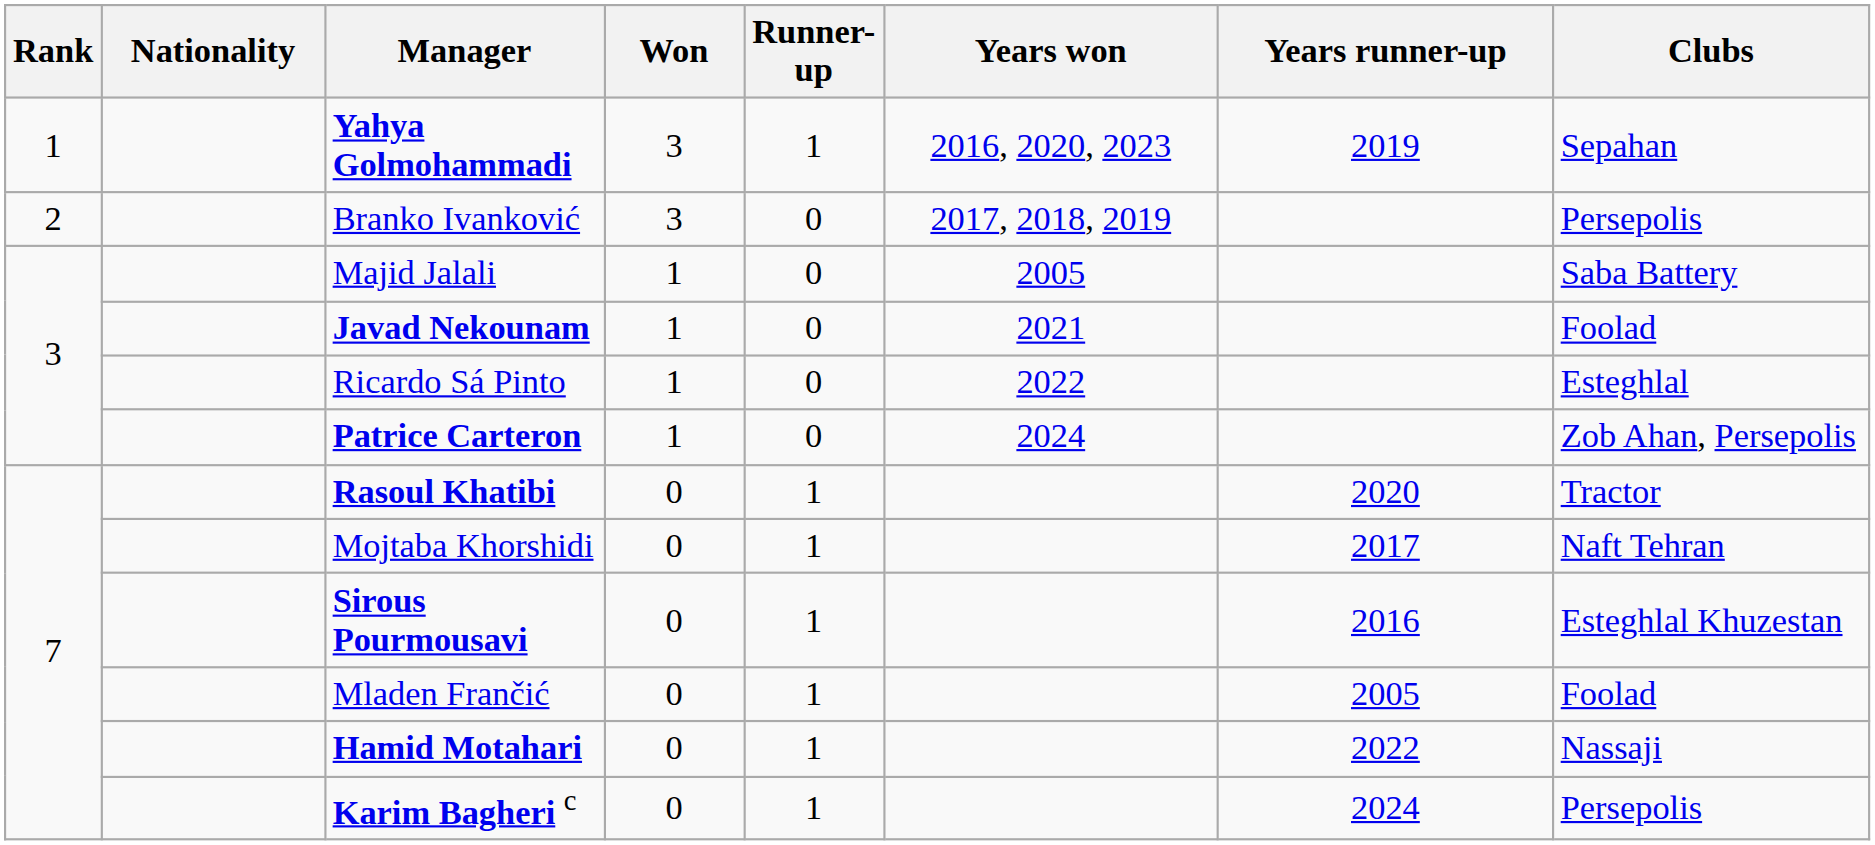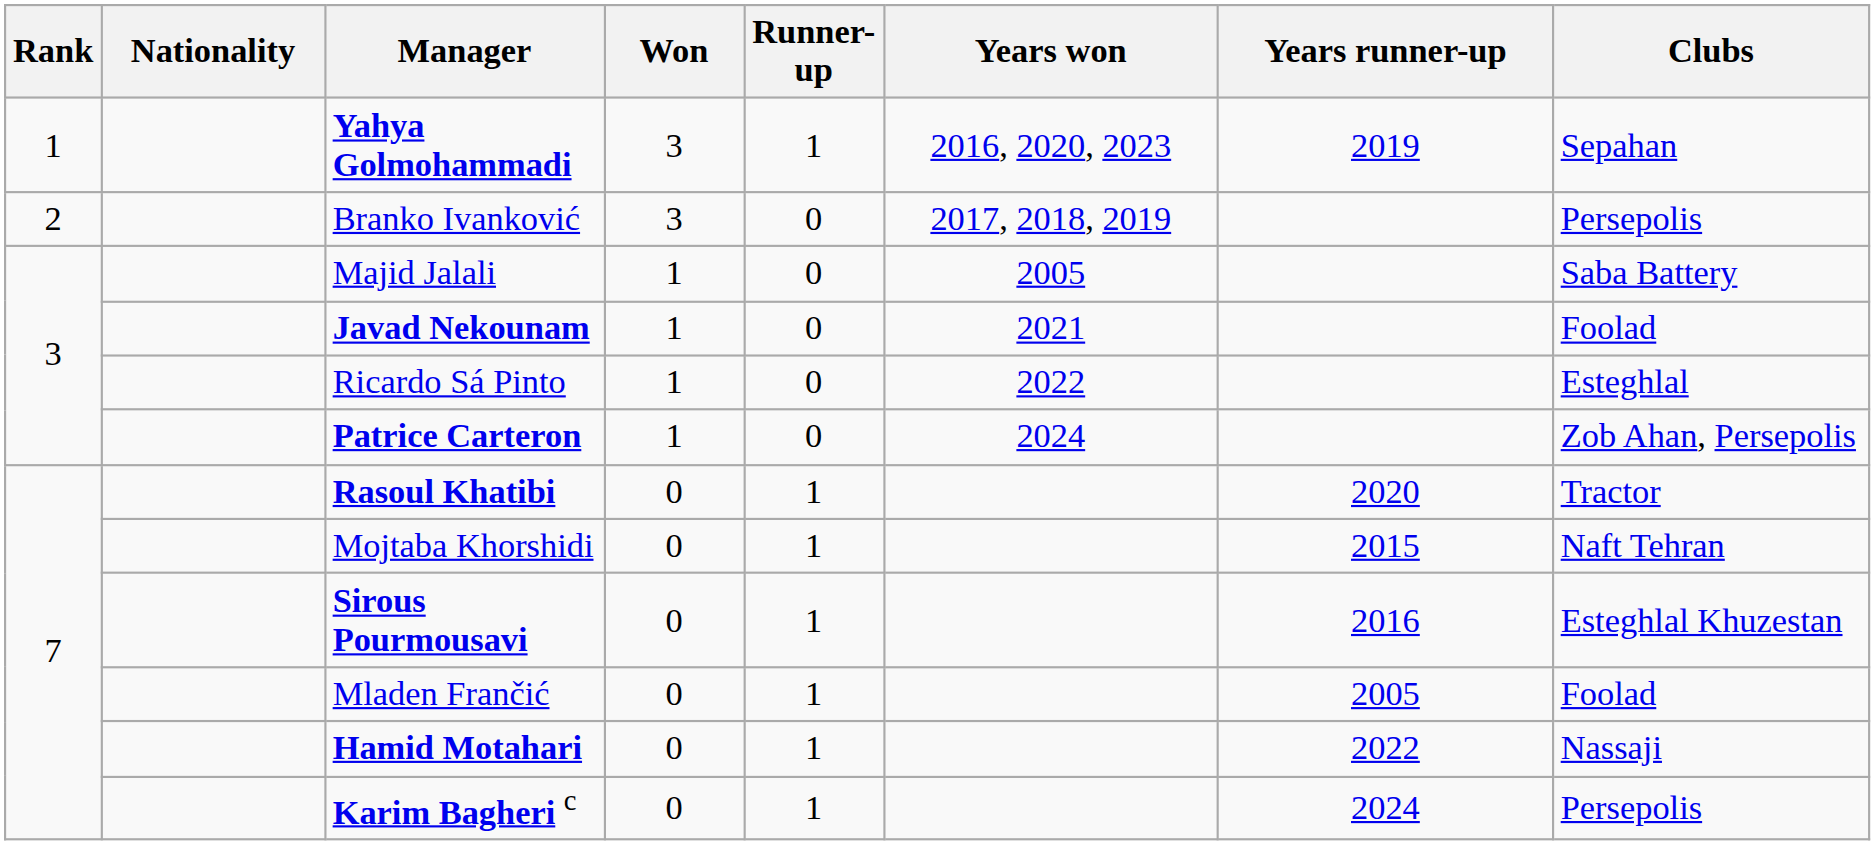(1385, 545) 2017 -> (1385, 545) 2015
